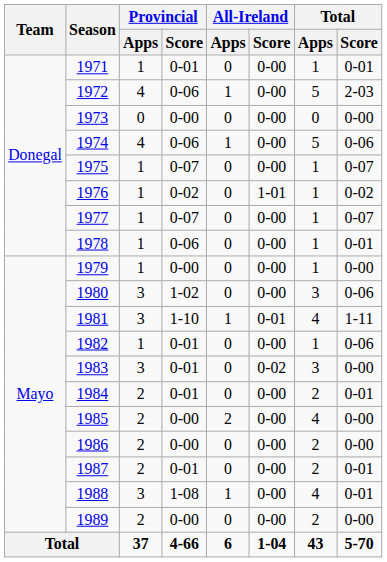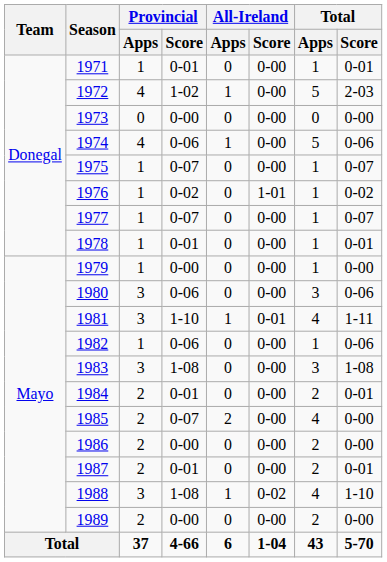(184, 92) 0-06 -> (184, 92) 1-02
(184, 243) 0-06 -> (184, 243) 0-01
(184, 293) 1-02 -> (184, 293) 0-06
(184, 343) 0-01 -> (184, 343) 0-06
(184, 368) 0-01 -> (184, 368) 1-08
(272, 368) 0-02 -> (272, 368) 0-00
(359, 368) 0-00 -> (359, 368) 1-08
(184, 419) 0-00 -> (184, 419) 0-07
(272, 494) 0-00 -> (272, 494) 0-02
(359, 494) 0-01 -> (359, 494) 1-10
